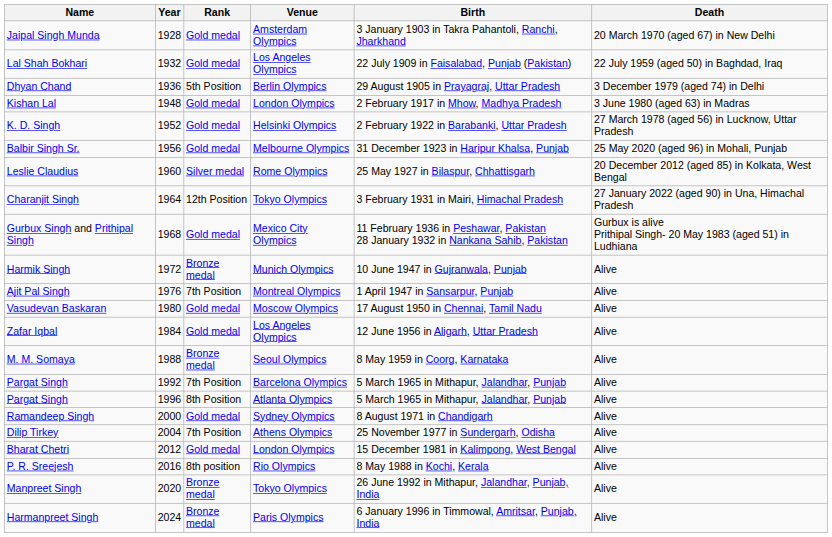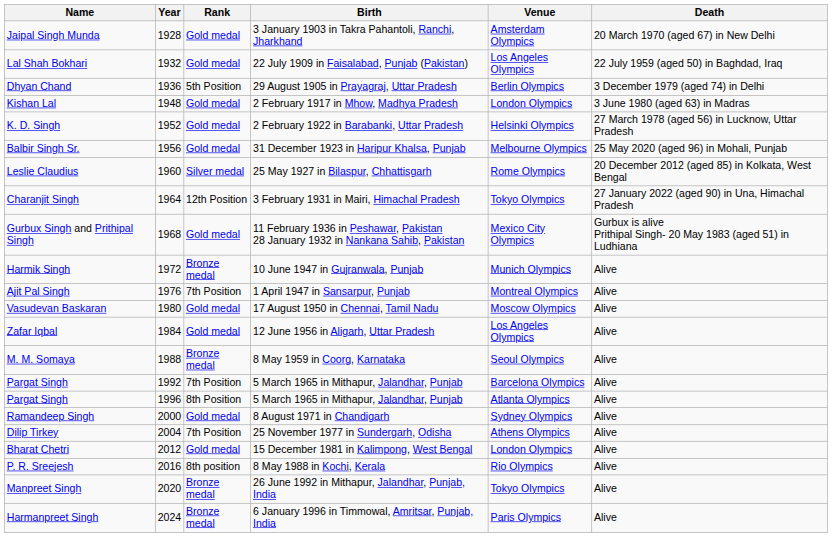columns swapped: (302, 12) <-> (473, 12)
